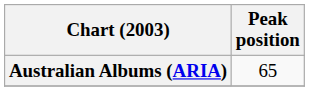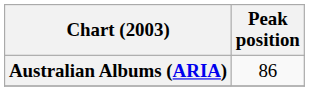(268, 70) 65 -> (268, 70) 86
